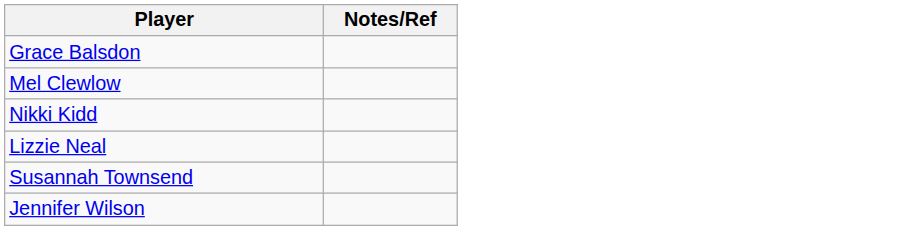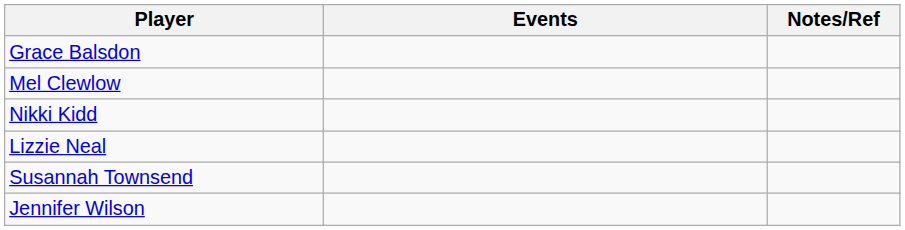+ column: (545, 20)
